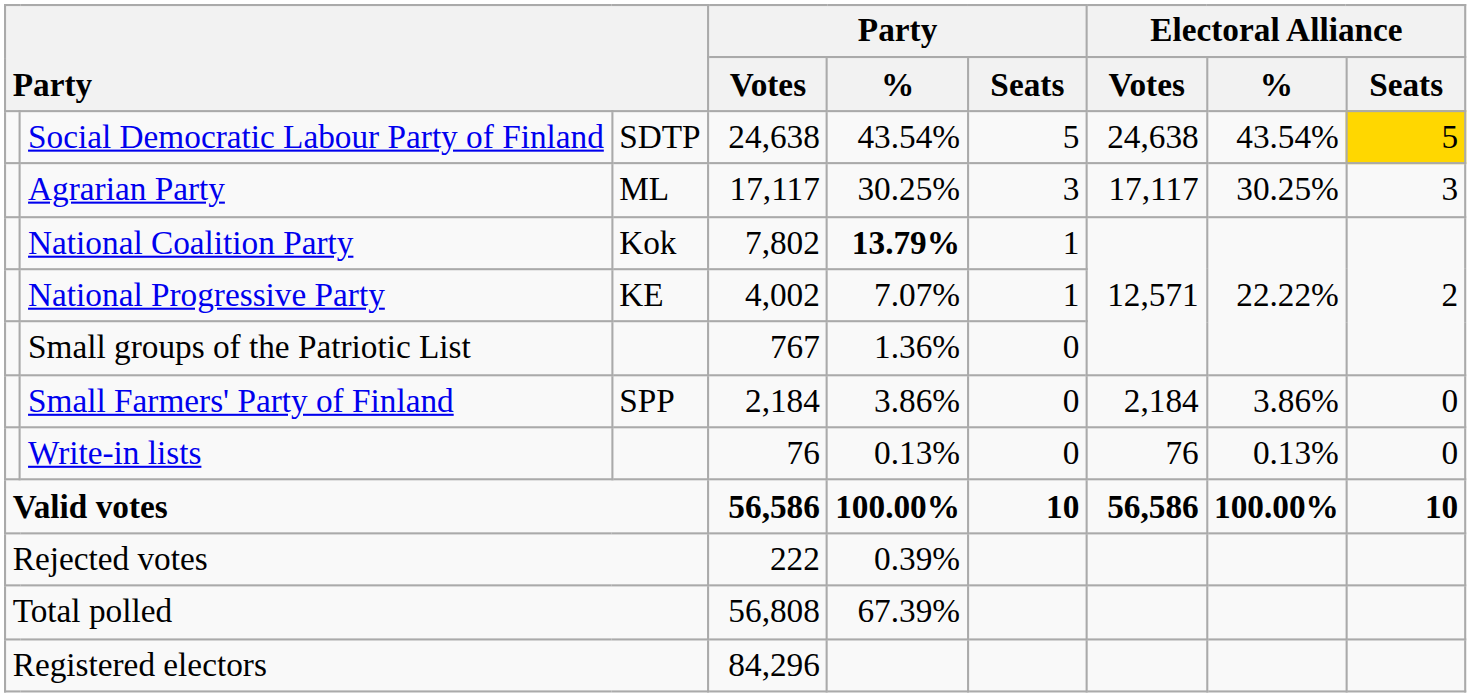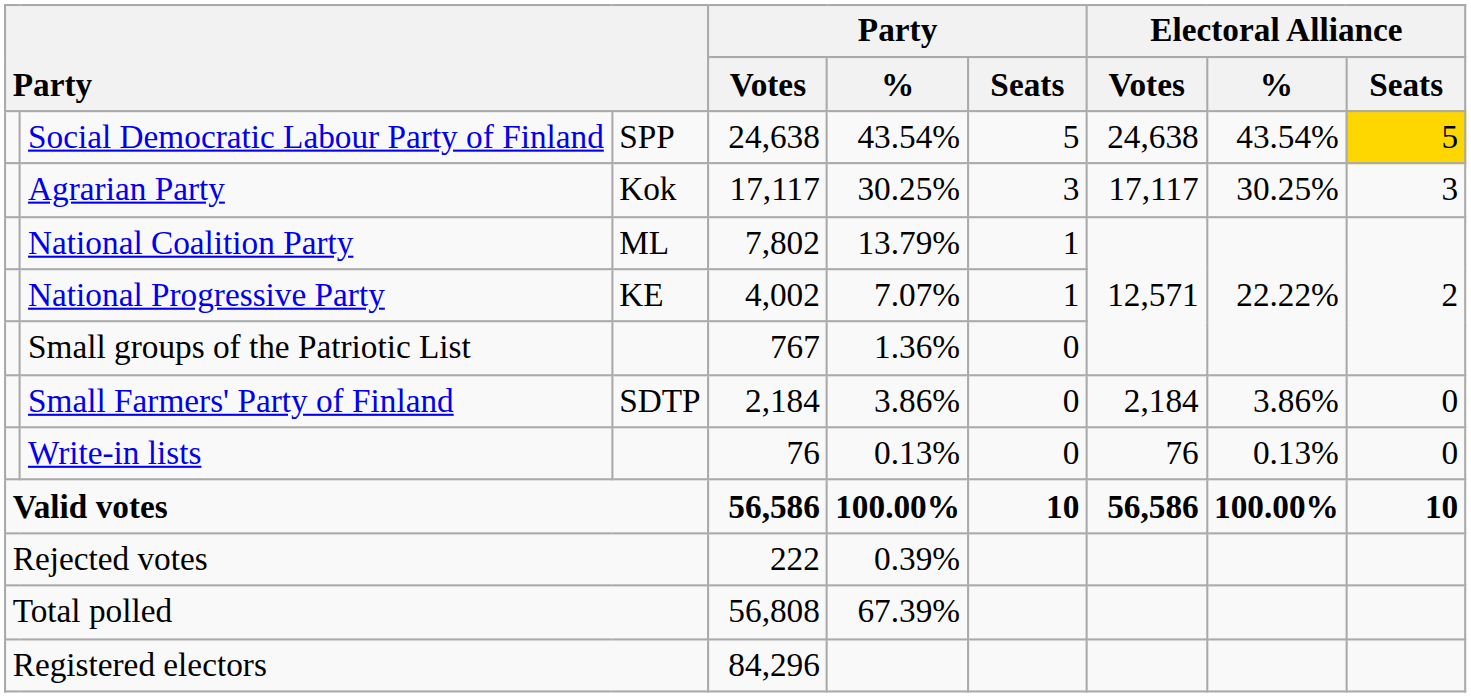(660, 136) SDTP -> (647, 136) SPP
(644, 189) ML -> (648, 189) Kok
(648, 242) Kok -> (644, 242) ML
(906, 242) bold -> (909, 242) normal
(647, 400) SPP -> (660, 400) SDTP
